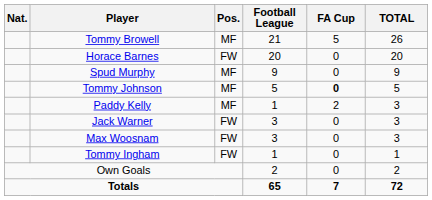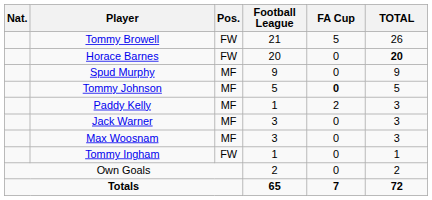(229, 39) MF -> (229, 39) FW
(397, 56) normal -> (397, 56) bold
(229, 121) FW -> (229, 121) MF
(229, 137) FW -> (229, 137) MF
